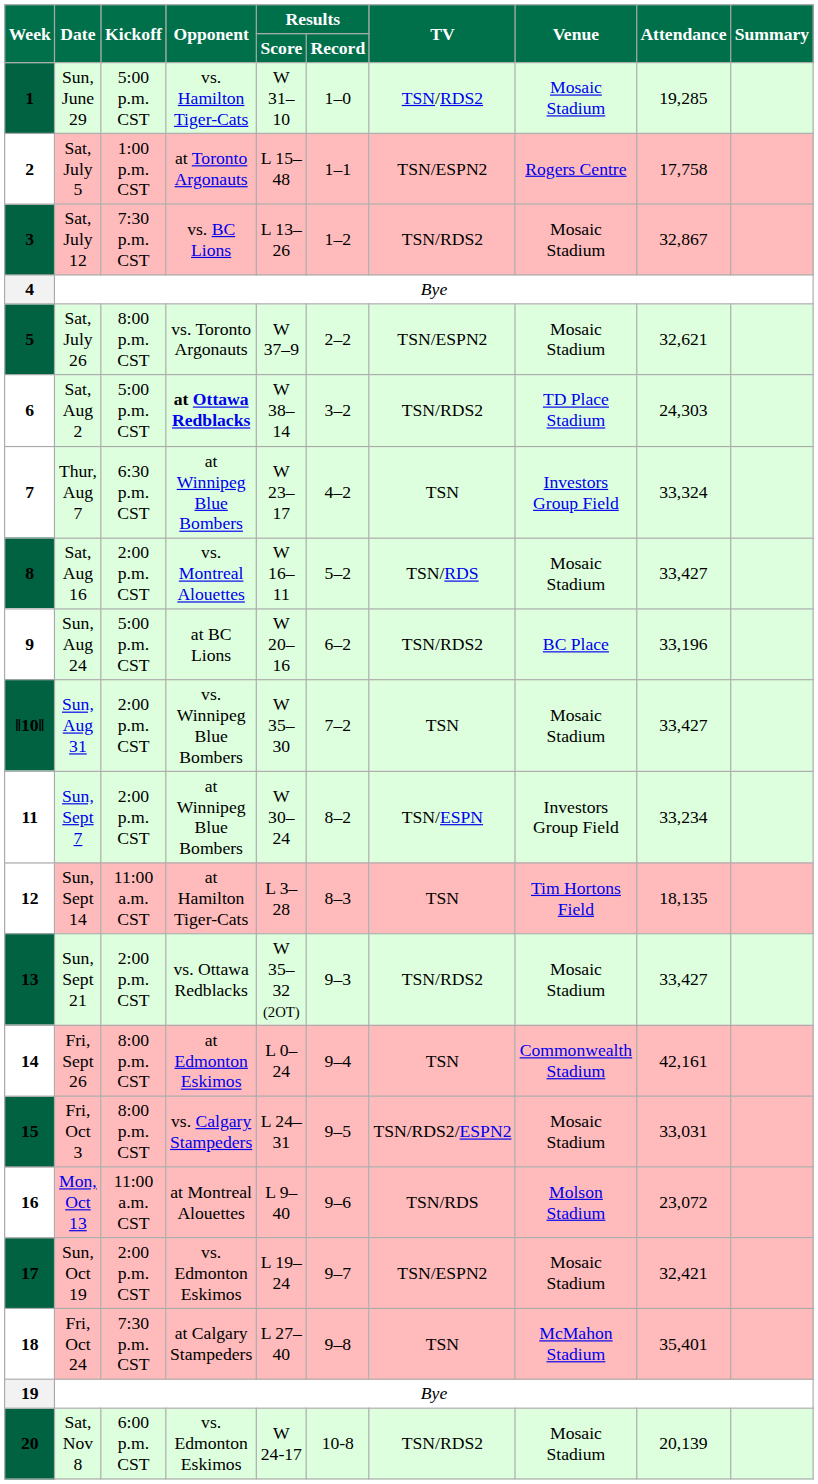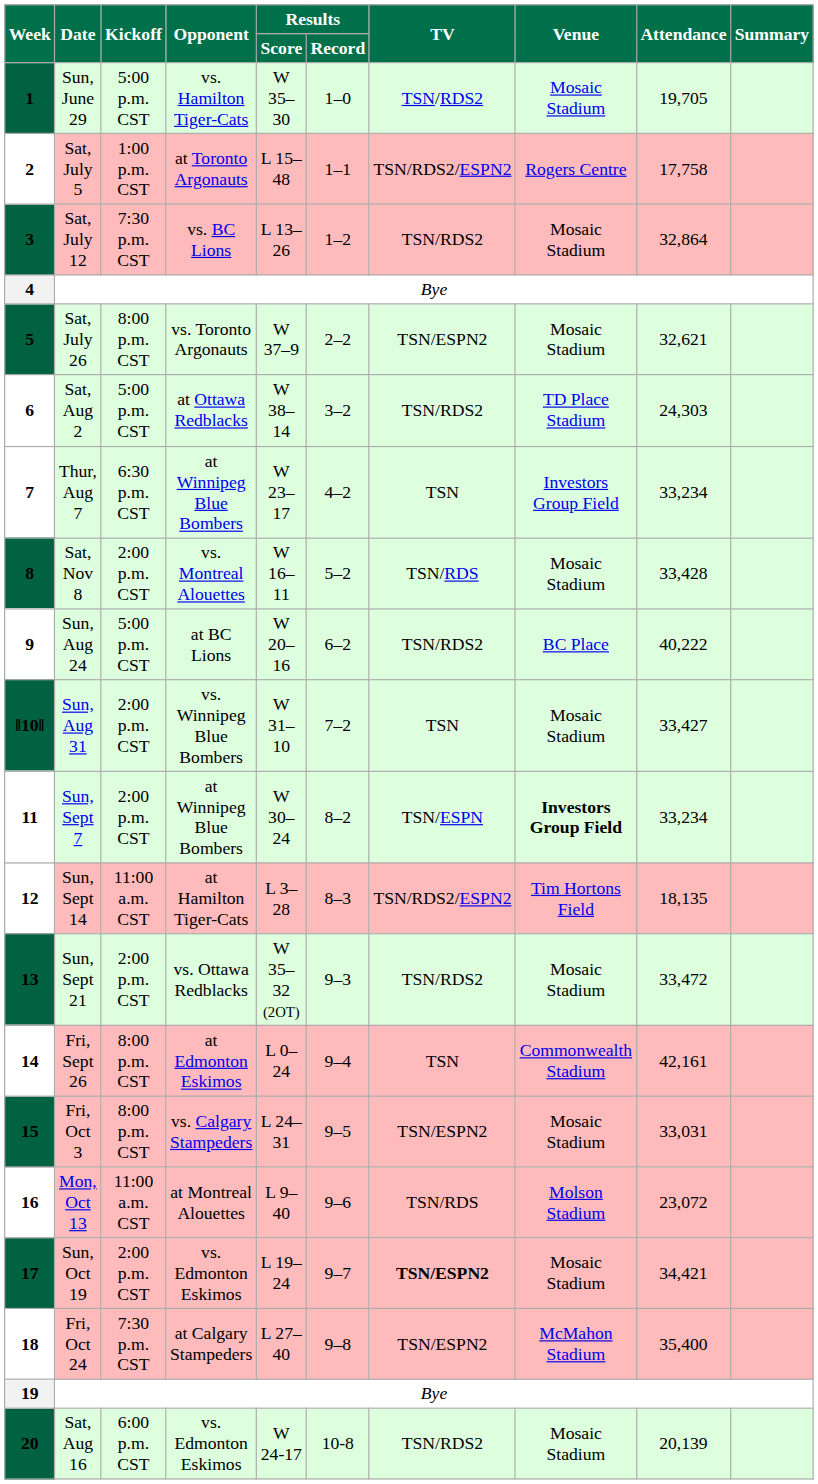(281, 98) W 31–10 -> (281, 98) W 35–30
(683, 98) 19,285 -> (683, 98) 19,705
(442, 169) TSN/ESPN2 -> (442, 169) TSN/RDS2/ESPN2
(683, 239) 32,867 -> (683, 239) 32,864
(211, 410) bold -> (211, 410) normal
(683, 491) 33,324 -> (683, 491) 33,234
(78, 573) Sat, Aug 16 -> (78, 573) Sat, Nov 8
(683, 573) 33,427 -> (683, 573) 33,428
(683, 644) 33,196 -> (683, 644) 40,222
(281, 725) W 35–30 -> (281, 725) W 31–10
(576, 817) normal -> (576, 817) bold
(442, 898) TSN -> (442, 898) TSN/RDS2/ESPN2
(683, 979) 33,427 -> (683, 979) 33,472
(442, 1131) TSN/RDS2/ESPN2 -> (442, 1131) TSN/ESPN2
(442, 1273) normal -> (442, 1273) bold
(683, 1273) 32,421 -> (683, 1273) 34,421
(442, 1344) TSN -> (442, 1344) TSN/ESPN2
(683, 1344) 35,401 -> (683, 1344) 35,400
(78, 1444) Sat, Nov 8 -> (78, 1444) Sat, Aug 16
